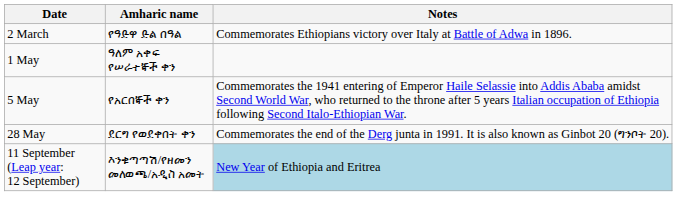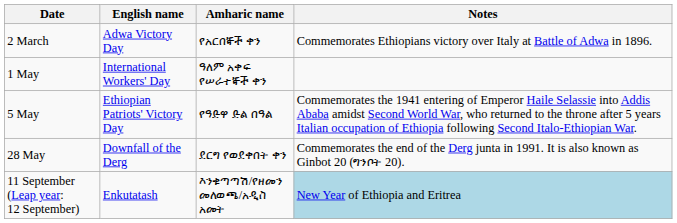+ column: (148, 14)
(145, 33) የዓድዋ ድል በዓል -> (230, 40) የአርበኞች ቀን
(139, 100) የአርበኞች ቀን -> (236, 114) የዓድዋ ድል በዓል
